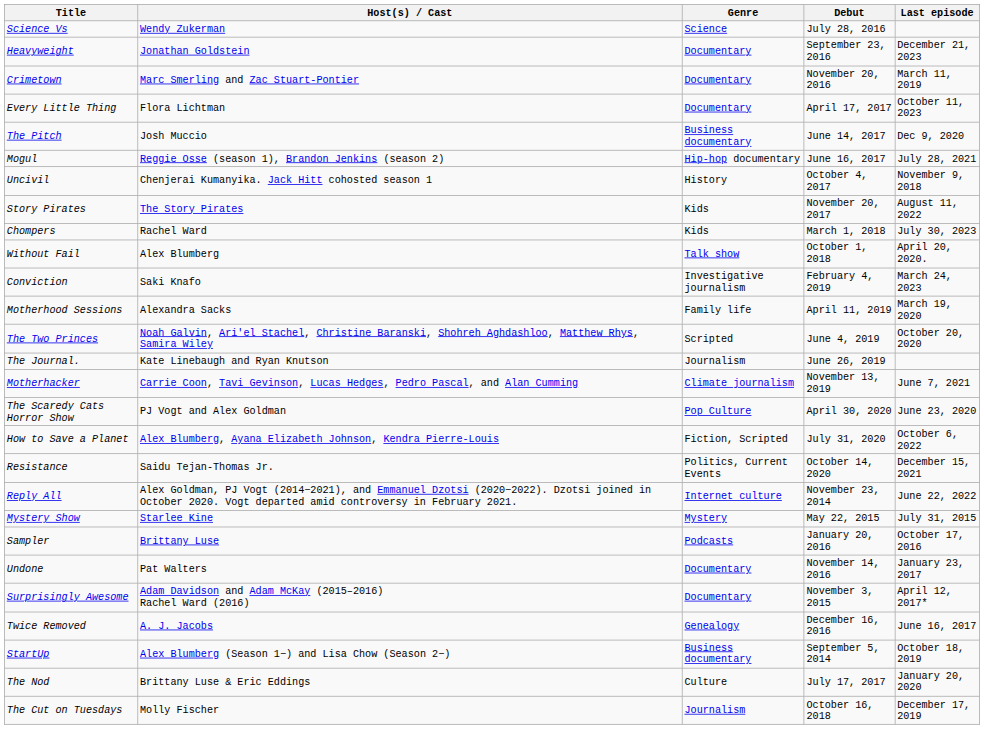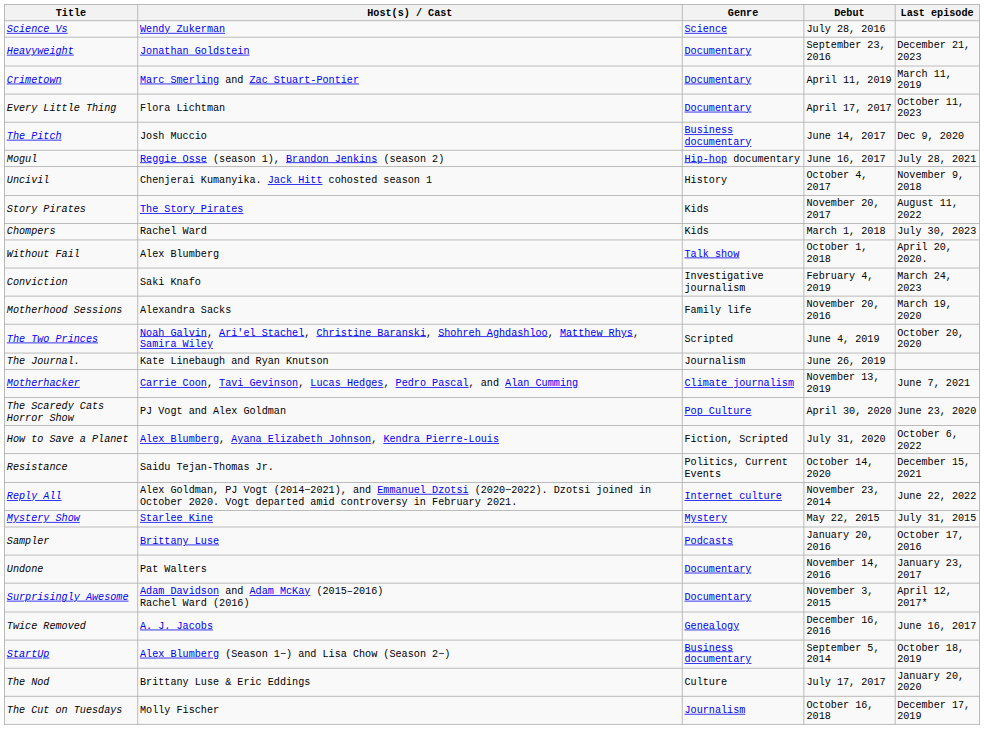(843, 80) November 20, 2016 -> (849, 80) April 11, 2019
(849, 310) April 11, 2019 -> (843, 310) November 20, 2016
